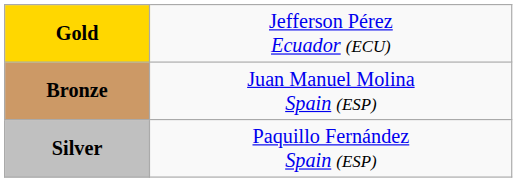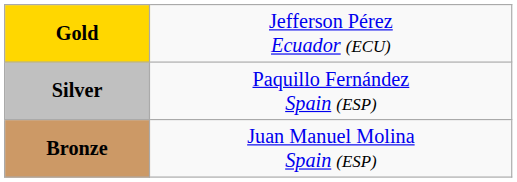rows swapped: (77, 147) <-> (77, 90)
